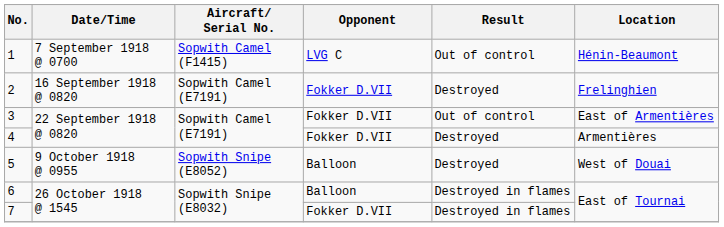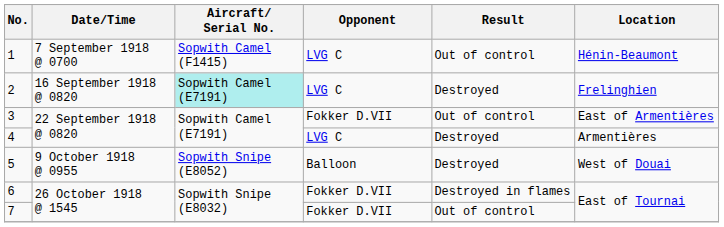(225, 90) no background -> (225, 90) paleturquoise background
(349, 90) Fokker D.VII -> (324, 90) LVG C
(349, 137) Fokker D.VII -> (324, 137) LVG C
(331, 192) Balloon -> (349, 192) Fokker D.VII
(502, 212) Destroyed in flames -> (485, 212) Out of control
